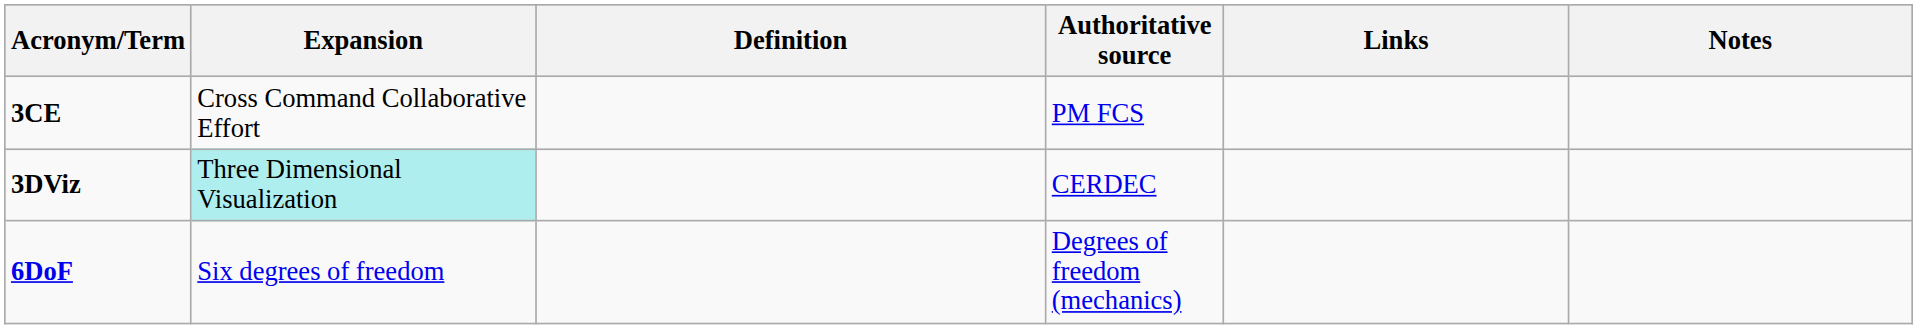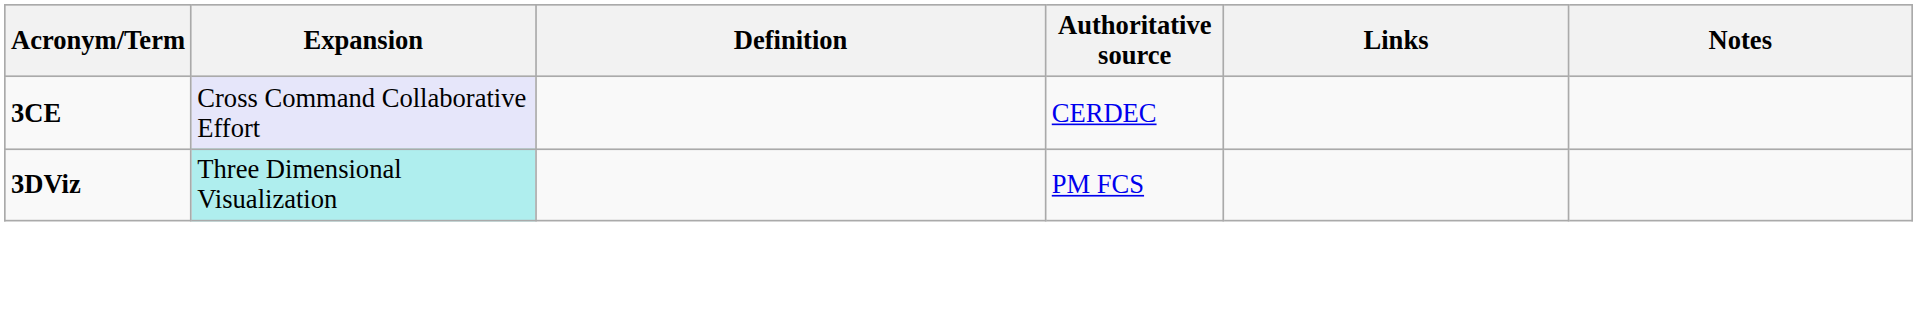(362, 112) no background -> (362, 112) lavender background
(1098, 112) PM FCS -> (1104, 112) CERDEC
(1104, 184) CERDEC -> (1098, 184) PM FCS
- row: (42, 271)
